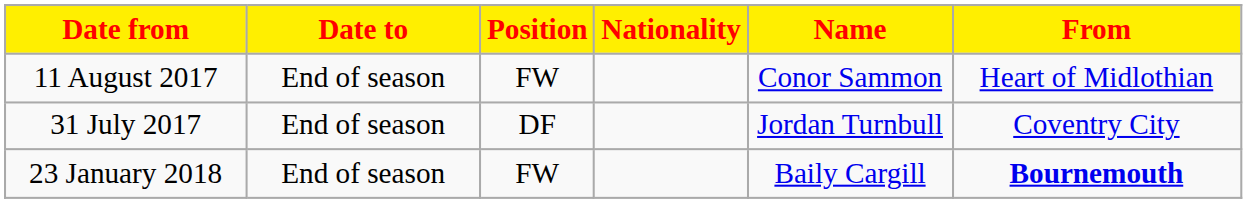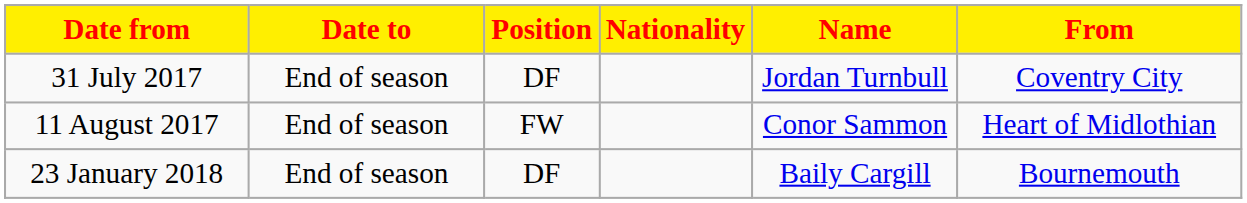rows swapped: (126, 125) <-> (126, 77)
(537, 173) FW -> (542, 173) DF
(1096, 173) bold -> (1099, 173) normal
